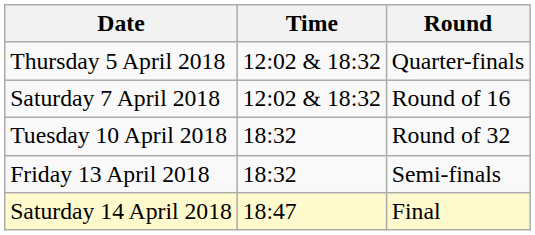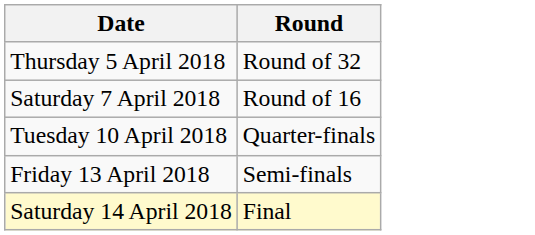- column: (312, 23)
(458, 60) Quarter-finals -> (302, 60) Round of 32
(451, 135) Round of 32 -> (309, 135) Quarter-finals
